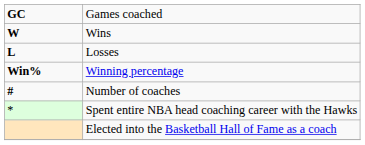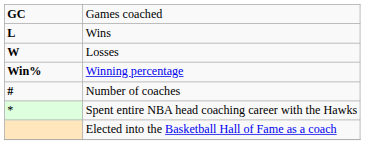(13, 33) W -> (11, 33) L
(11, 52) L -> (13, 52) W
